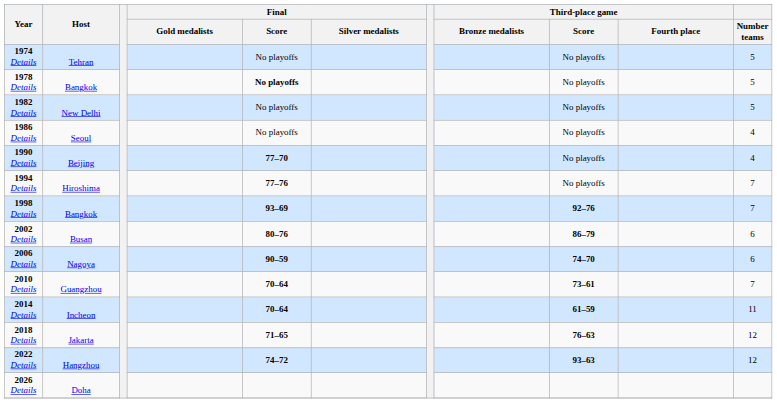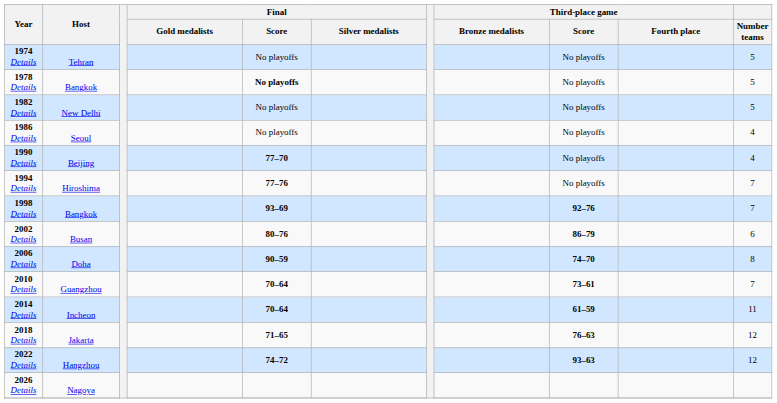(81, 264) Nagoya -> (81, 264) Doha
(752, 259) 6 -> (752, 259) 8
(81, 391) Doha -> (81, 391) Nagoya
